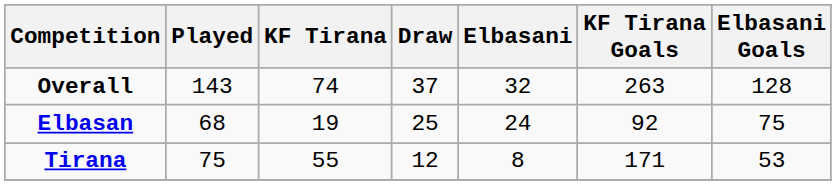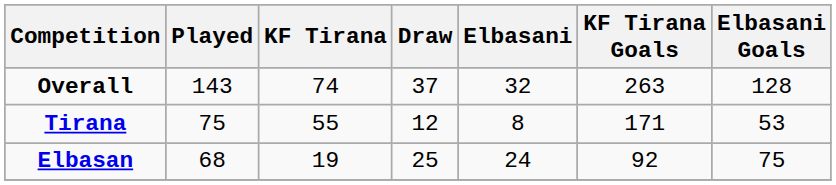rows swapped: (85, 161) <-> (85, 124)
